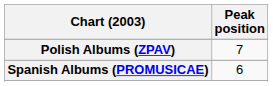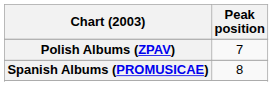(240, 70) 6 -> (240, 70) 8
